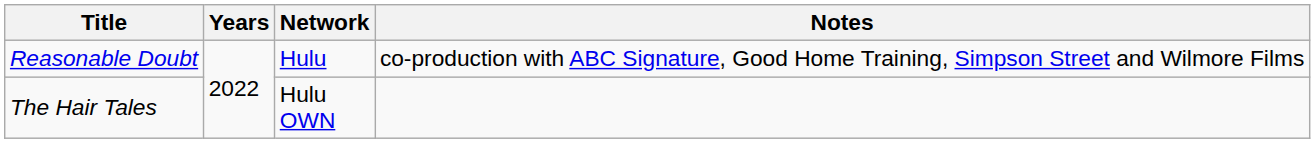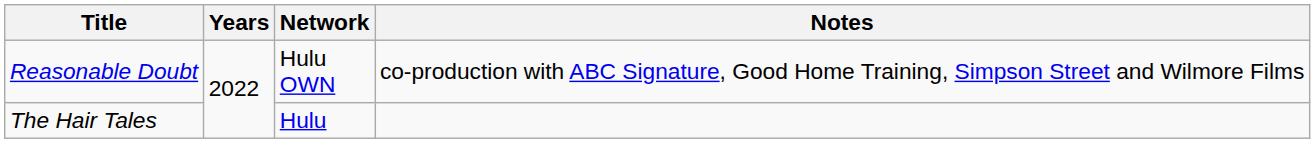(303, 58) Hulu -> (308, 71) Hulu OWN
(308, 107) Hulu OWN -> (303, 120) Hulu
